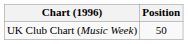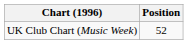(161, 30) 50 -> (161, 30) 52
